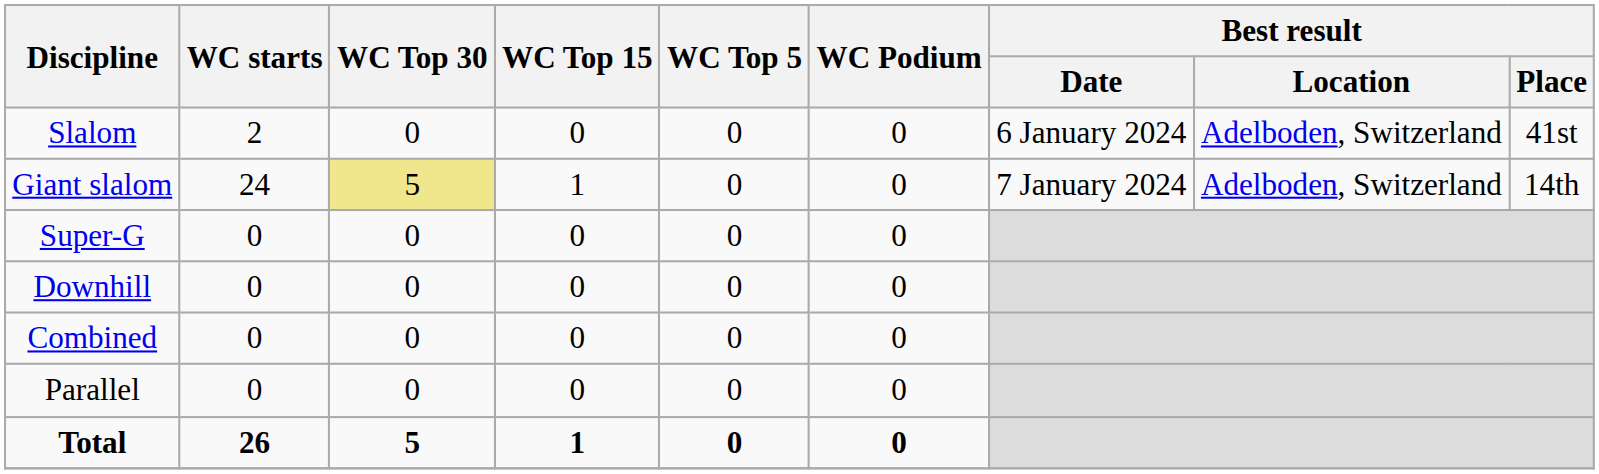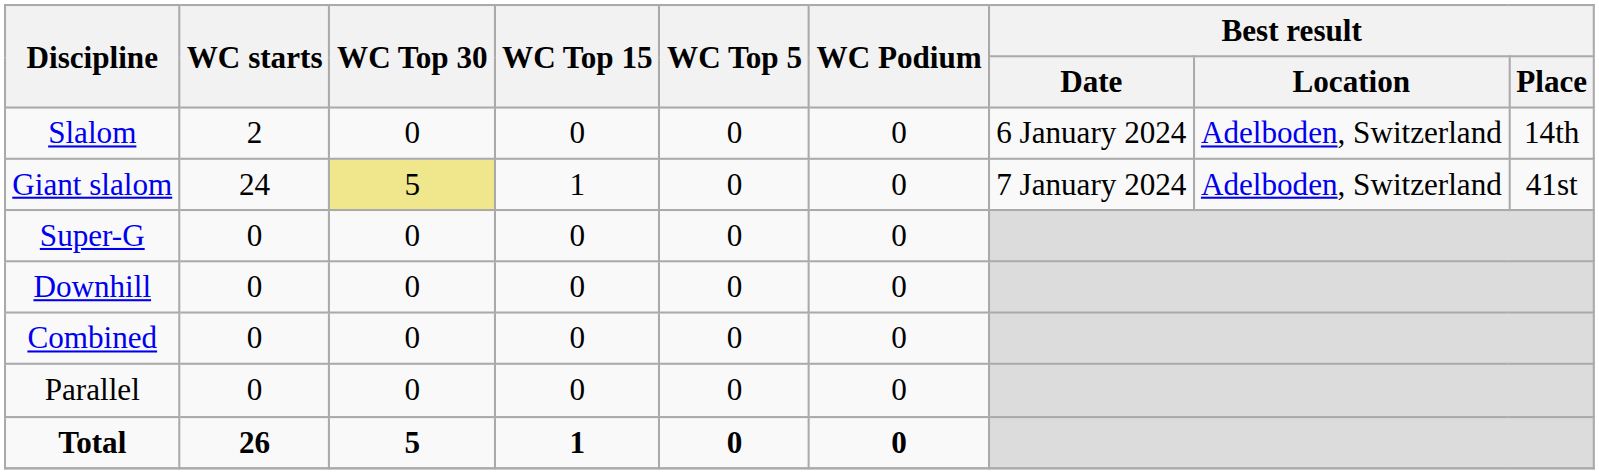(1552, 133) 41st -> (1552, 133) 14th
(1552, 184) 14th -> (1552, 184) 41st
